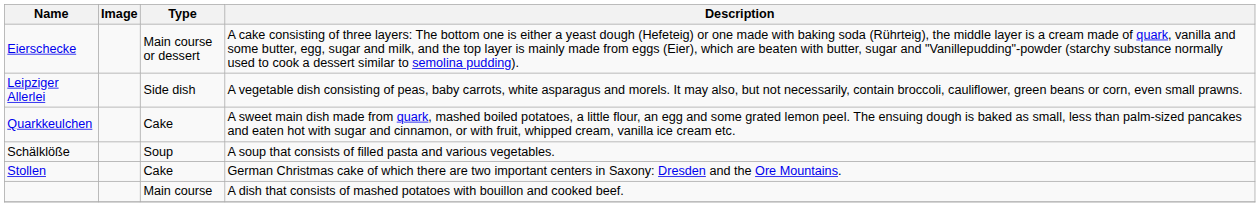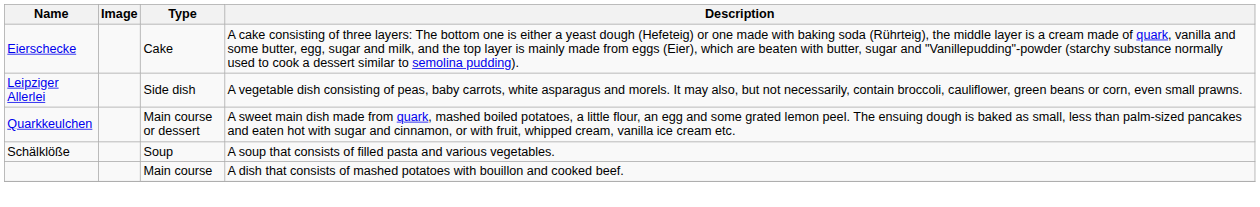(178, 48) Main course or dessert -> (158, 48) Cake
(158, 124) Cake -> (178, 124) Main course or dessert
- row: (27, 171)
